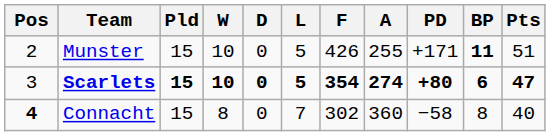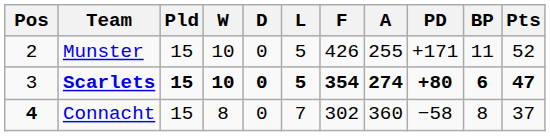(482, 52) bold -> (482, 52) normal
(524, 52) 51 -> (524, 52) 52
(524, 114) 40 -> (524, 114) 37
